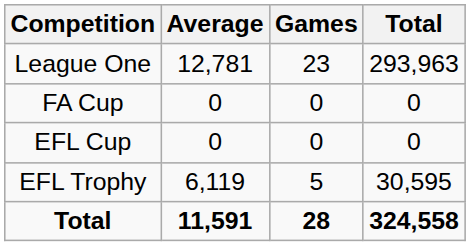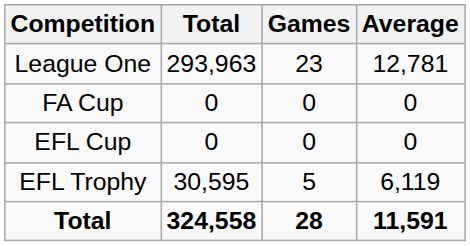columns swapped: (414, 24) <-> (215, 24)
